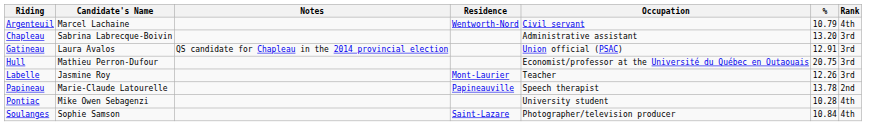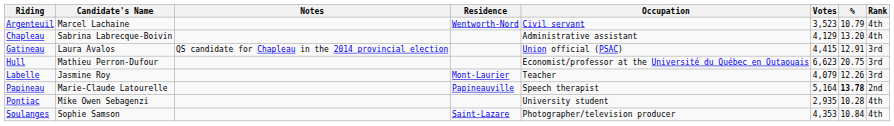+ column: (825, 11)
(848, 37) 3rd -> (875, 37) 4th
(825, 88) normal -> (852, 88) bold
